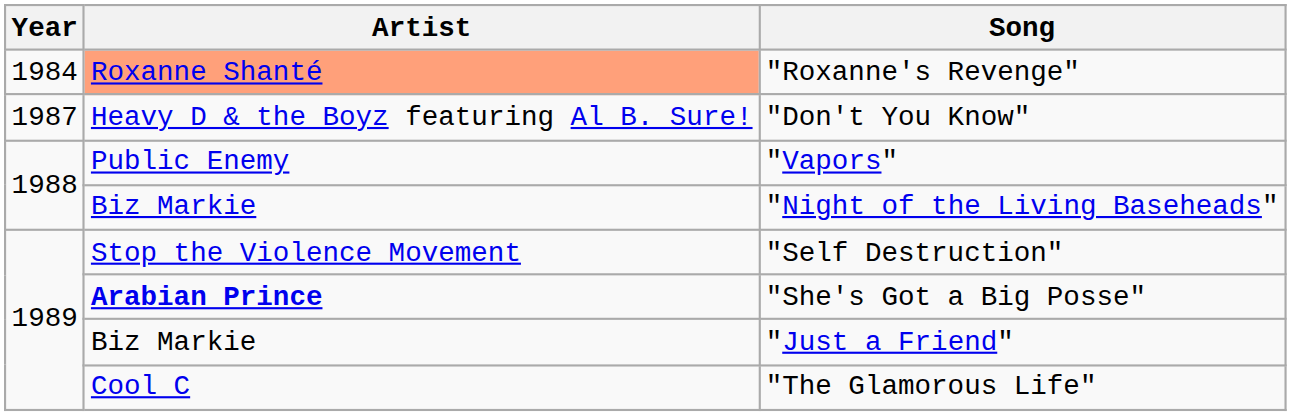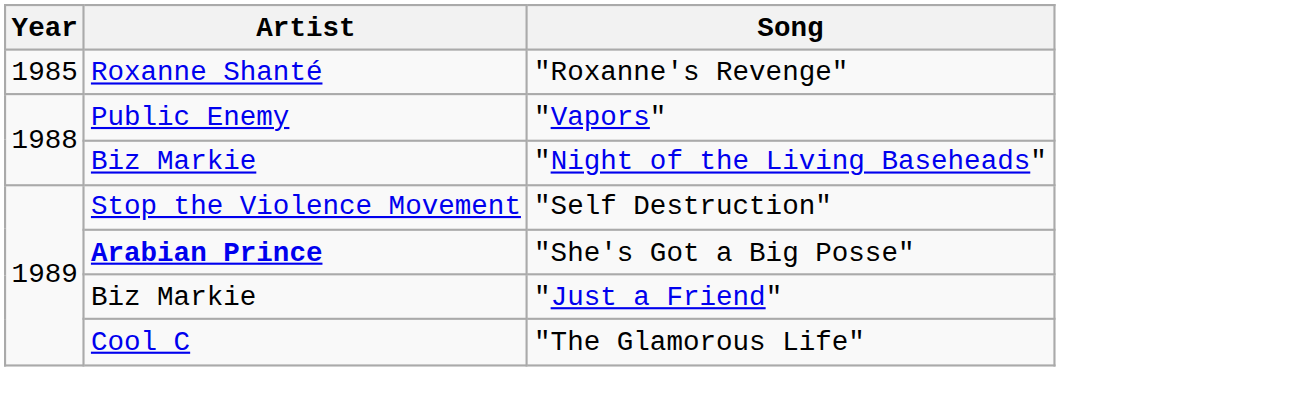(45, 72) 1984 -> (45, 72) 1985
(207, 72) lightsalmon background -> (207, 72) no background
- row: (898, 117)
